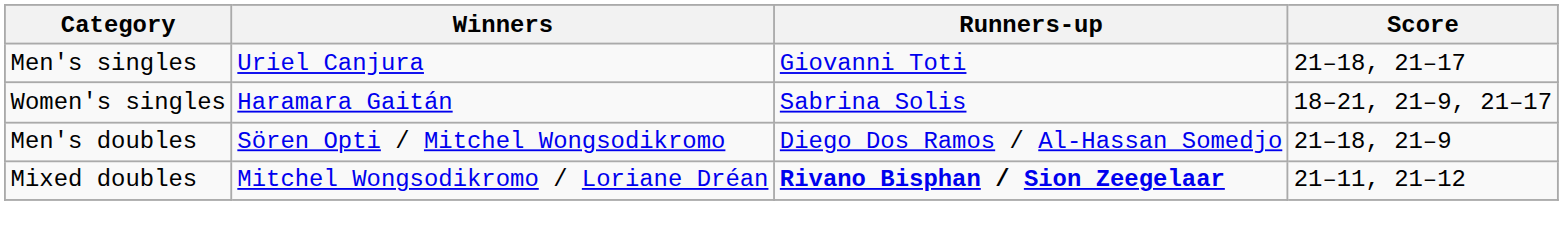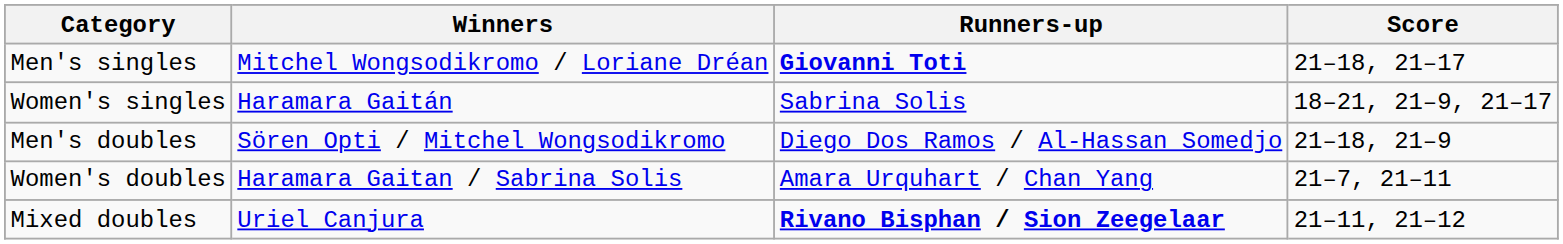(331, 63) Uriel Canjura -> (503, 63) Mitchel Wongsodikromo / Loriane Dréan
(873, 63) normal -> (873, 63) bold
+ row: (118, 180)
(503, 180) Mitchel Wongsodikromo / Loriane Dréan -> (331, 219) Uriel Canjura
